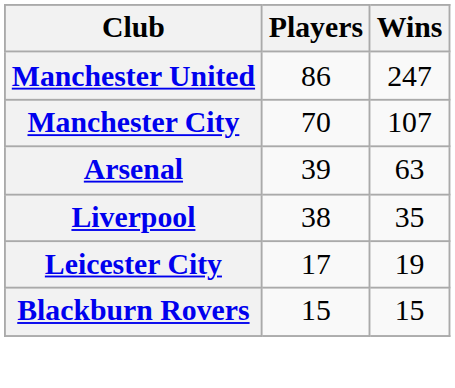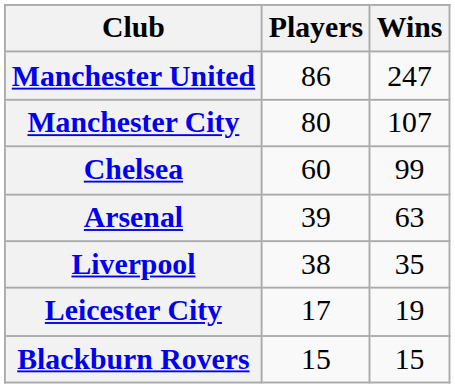(316, 122) 70 -> (316, 122) 80
+ row: (133, 169)
